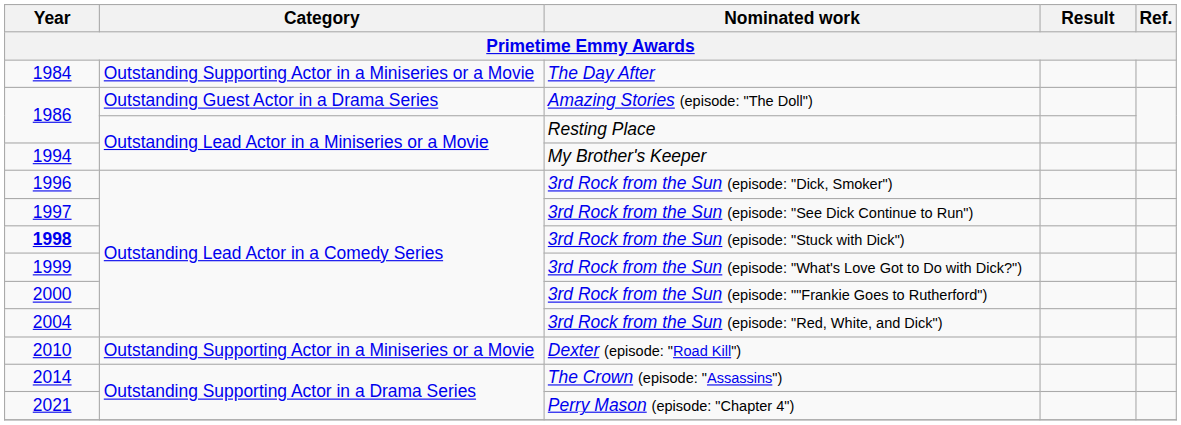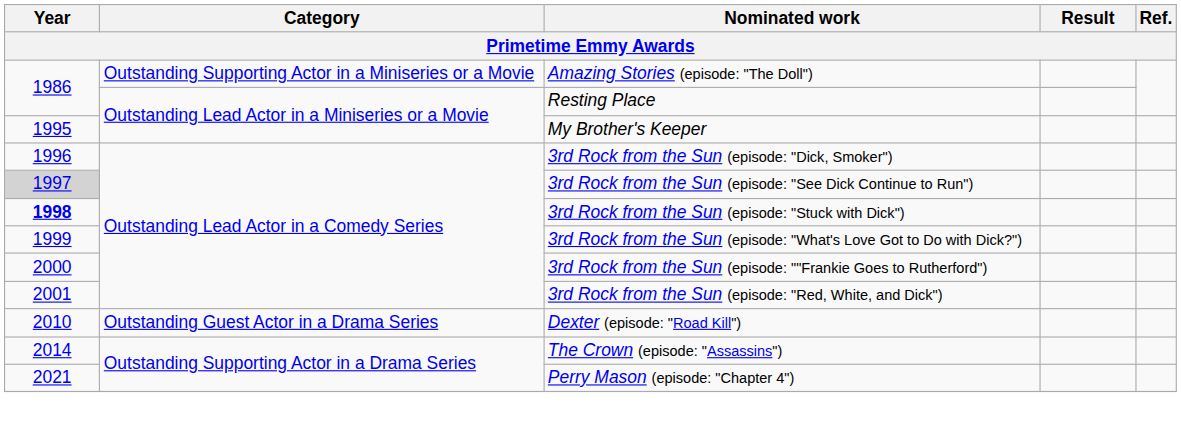- row: (601, 73)
(271, 101) Outstanding Guest Actor in a Drama Series -> (319, 73) Outstanding Supporting Actor in a Miniseries or a Movie
(52, 156) 1994 -> (52, 128) 1995
(52, 211) no background -> (52, 184) lightgrey background
(52, 322) 2004 -> (52, 294) 2001
(319, 350) Outstanding Supporting Actor in a Miniseries or a Movie -> (271, 322) Outstanding Guest Actor in a Drama Series
